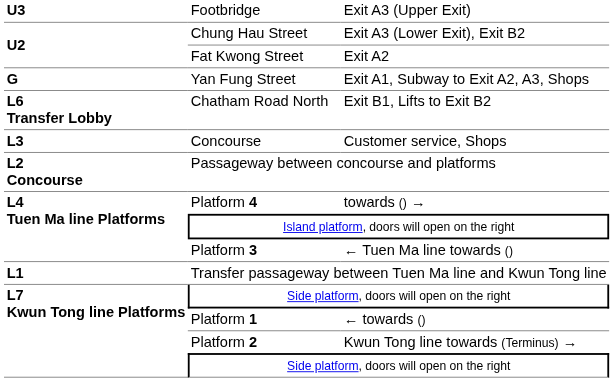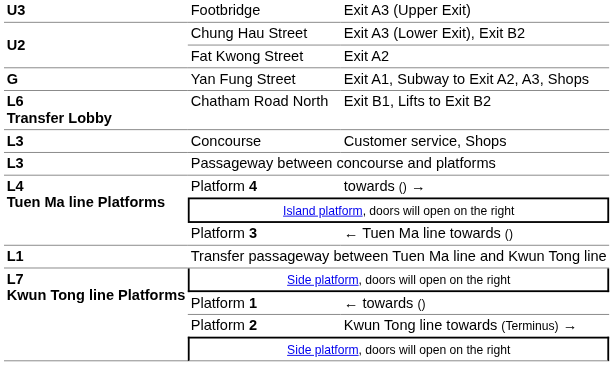(45, 172) L2 Concourse -> (15, 163) L3
